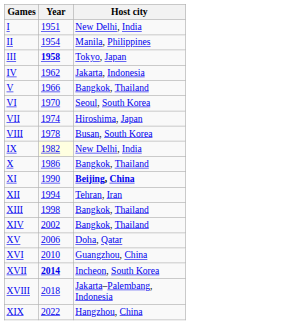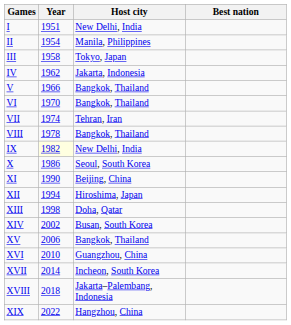+ column: (236, 12)
(51, 57) bold -> (51, 57) normal
(113, 103) Seoul, South Korea -> (112, 103) Bangkok, Thailand
(109, 118) Hiroshima, Japan -> (99, 118) Tehran, Iran
(114, 133) Busan, South Korea -> (112, 133) Bangkok, Thailand
(112, 164) Bangkok, Thailand -> (113, 164) Seoul, South Korea
(105, 179) bold -> (103, 179) normal
(99, 194) Tehran, Iran -> (109, 194) Hiroshima, Japan
(112, 210) Bangkok, Thailand -> (99, 210) Doha, Qatar
(112, 225) Bangkok, Thailand -> (114, 225) Busan, South Korea
(99, 240) Doha, Qatar -> (112, 240) Bangkok, Thailand
(51, 270) bold -> (51, 270) normal
